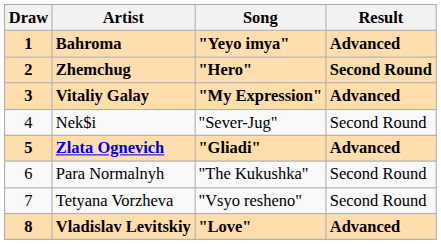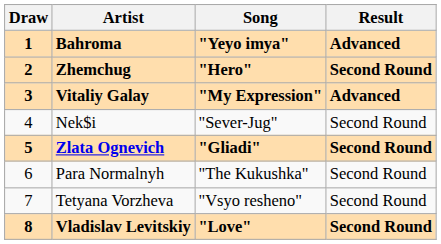(365, 148) Advanced -> (381, 148) Second Round
(365, 226) Advanced -> (381, 226) Second Round
